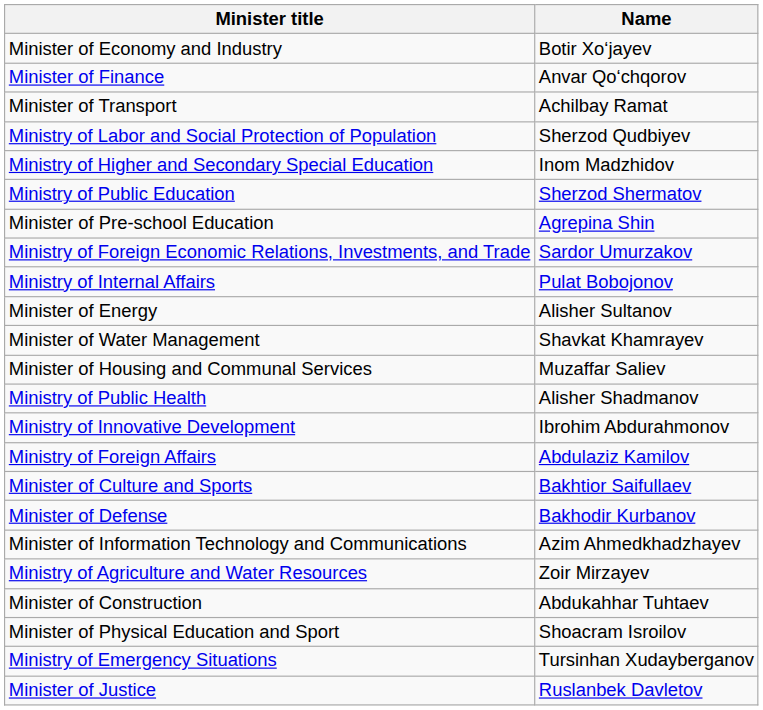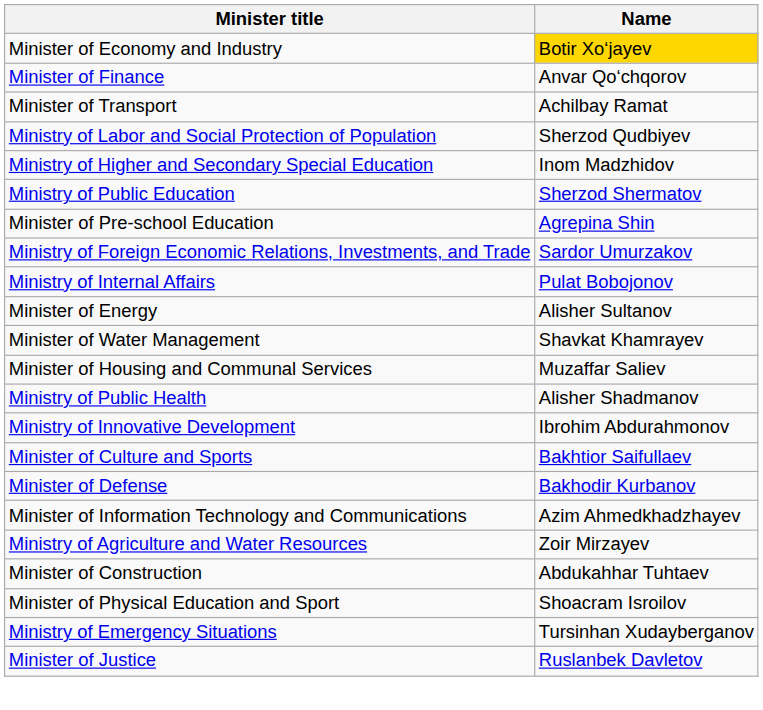(595, 48) no background -> (595, 48) gold background
- row: (112, 456)
